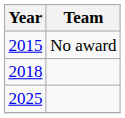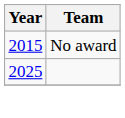- row: (25, 71)
